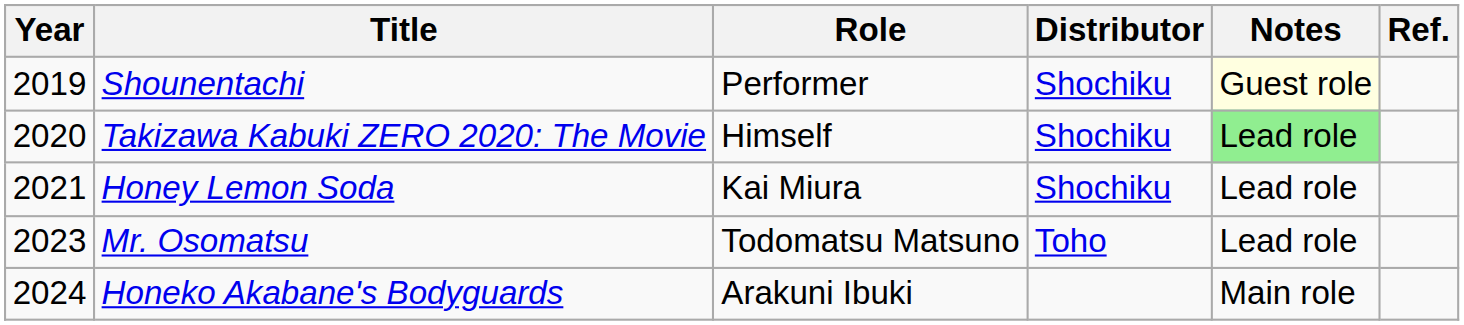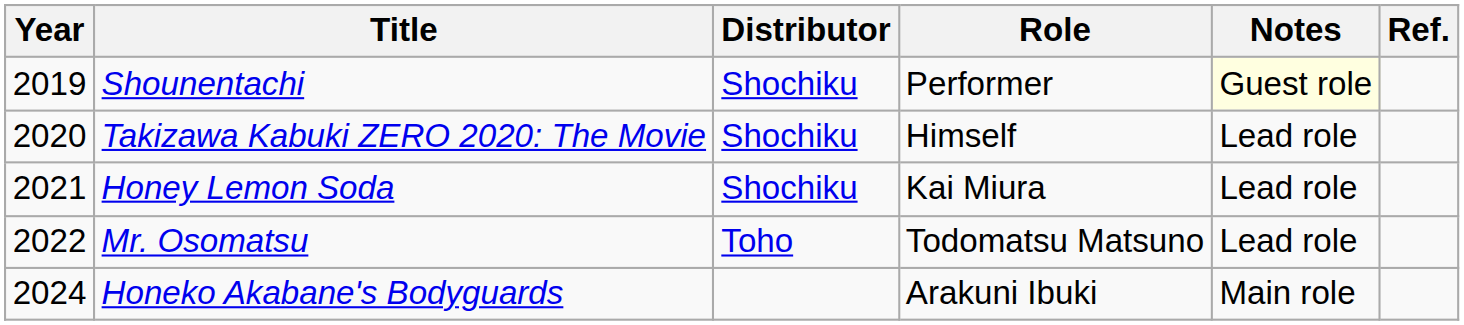columns swapped: (870, 30) <-> (1119, 30)
(1288, 135) lightgreen background -> (1288, 135) no background
(50, 240) 2023 -> (50, 240) 2022
